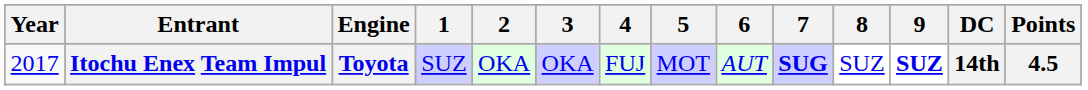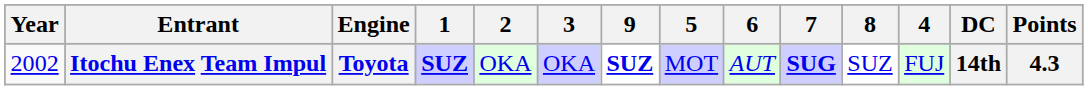columns swapped: (625, 23) <-> (919, 23)
(35, 63) 2017 -> (35, 63) 2002
(444, 63) normal -> (445, 63) bold
(1043, 63) 4.5 -> (1045, 63) 4.3
